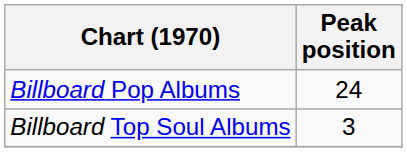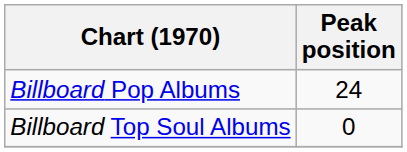(349, 127) 3 -> (349, 127) 0
